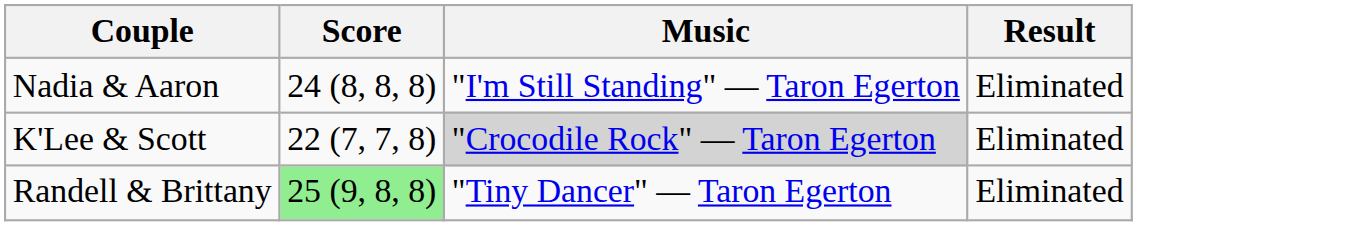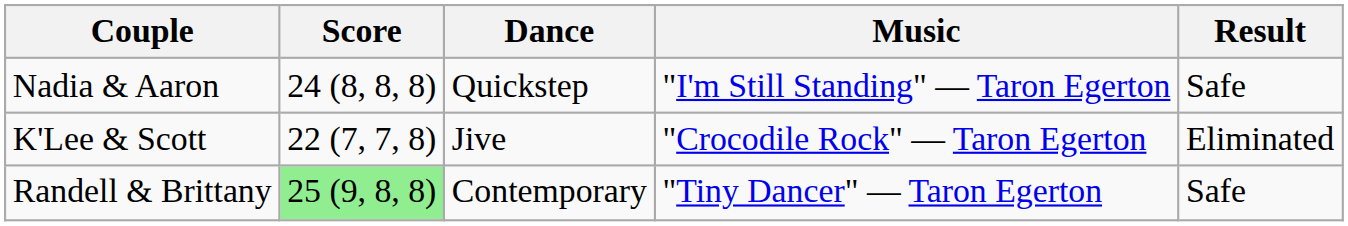+ column: (549, 31)
(1049, 84) Eliminated -> (1216, 84) Safe
(694, 138) lightgrey background -> (904, 138) no background
(1049, 191) Eliminated -> (1216, 191) Safe
